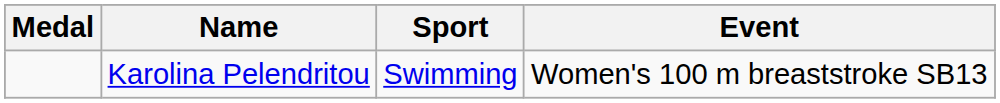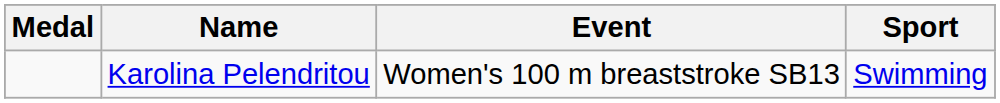columns swapped: (450, 27) <-> (759, 27)
